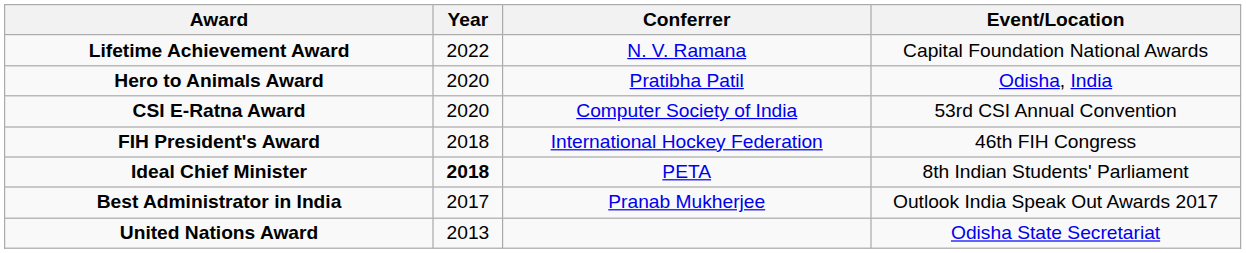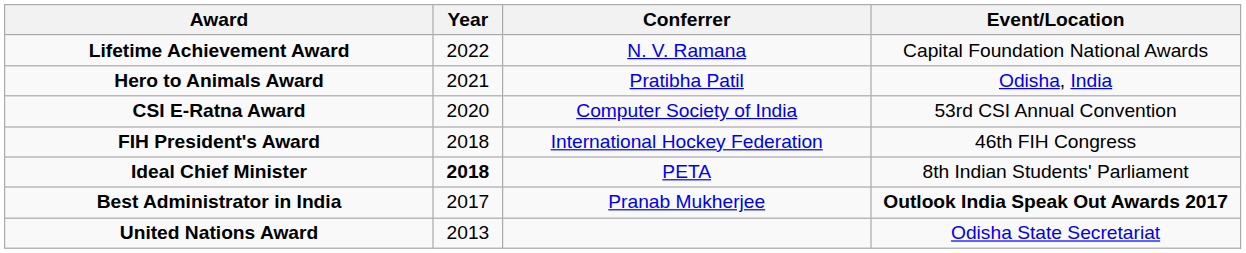(468, 80) 2020 -> (468, 80) 2021
(1056, 202) normal -> (1056, 202) bold
